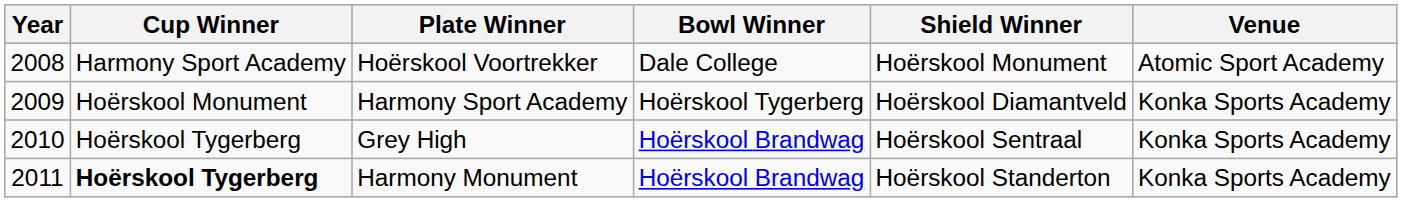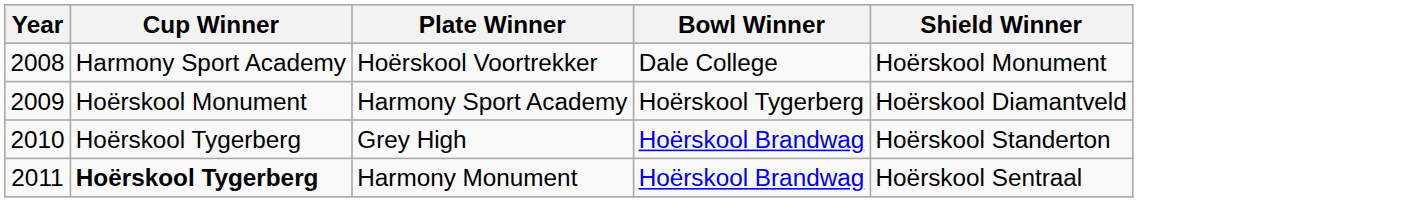- column: (1264, 24)
(979, 140) Hoërskool Sentraal -> (993, 140) Hoërskool Standerton
(993, 178) Hoërskool Standerton -> (979, 178) Hoërskool Sentraal
